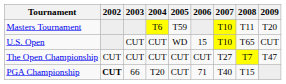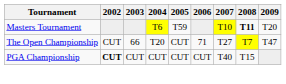(247, 27) normal -> (247, 27) bold
- row: (26, 42)
(135, 57) CUT -> (135, 42) 66
(157, 57) CUT -> (157, 42) T20
(202, 57) CUT -> (202, 42) 71
(135, 72) 66 -> (135, 57) CUT
(157, 72) T20 -> (157, 57) CUT
(202, 72) 71 -> (202, 57) CUT
